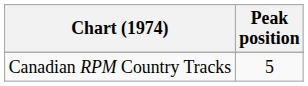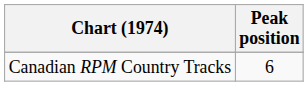(269, 66) 5 -> (269, 66) 6
